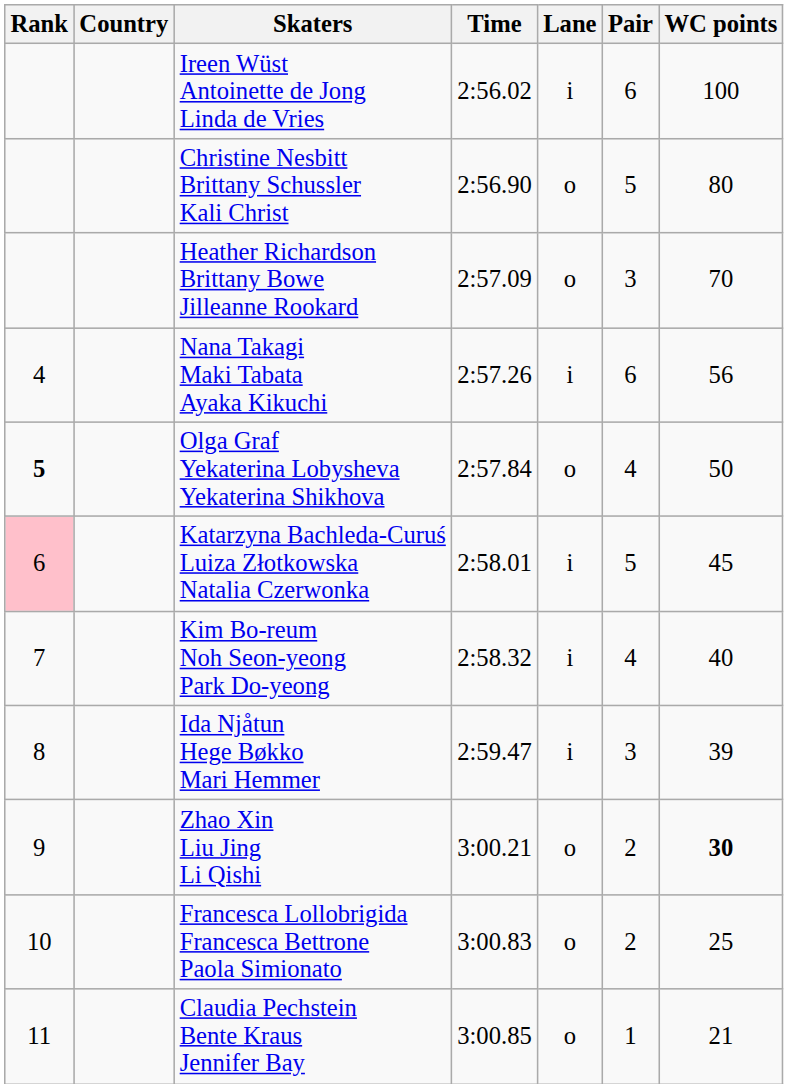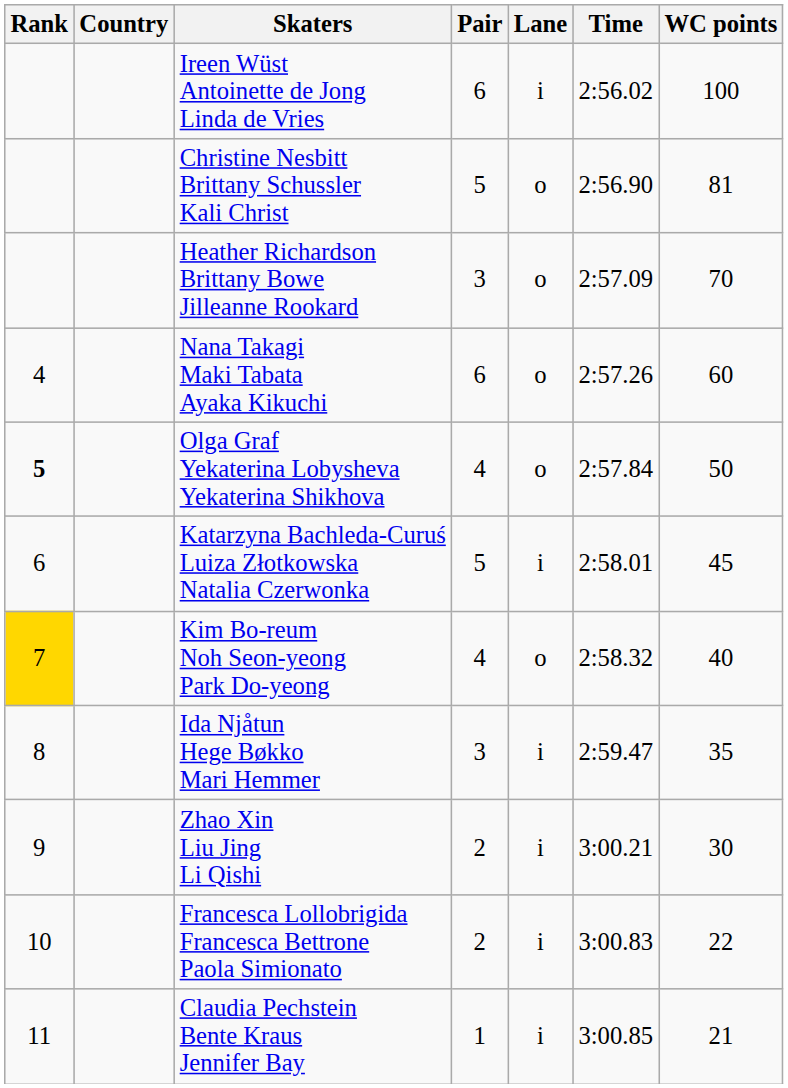columns swapped: (630, 24) <-> (494, 24)
(721, 185) 80 -> (721, 185) 81
(570, 374) i -> (540, 374) o
(721, 374) 56 -> (721, 374) 60
(39, 563) pink background -> (39, 563) no background
(39, 657) no background -> (39, 657) gold background
(570, 657) i -> (540, 657) o
(721, 752) 39 -> (721, 752) 35
(570, 846) o -> (540, 846) i
(721, 846) bold -> (721, 846) normal
(570, 941) o -> (540, 941) i
(721, 941) 25 -> (721, 941) 22
(570, 1036) o -> (540, 1036) i
